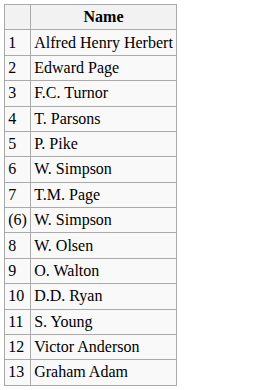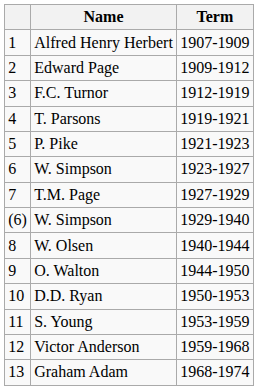+ column: (215, 17)
